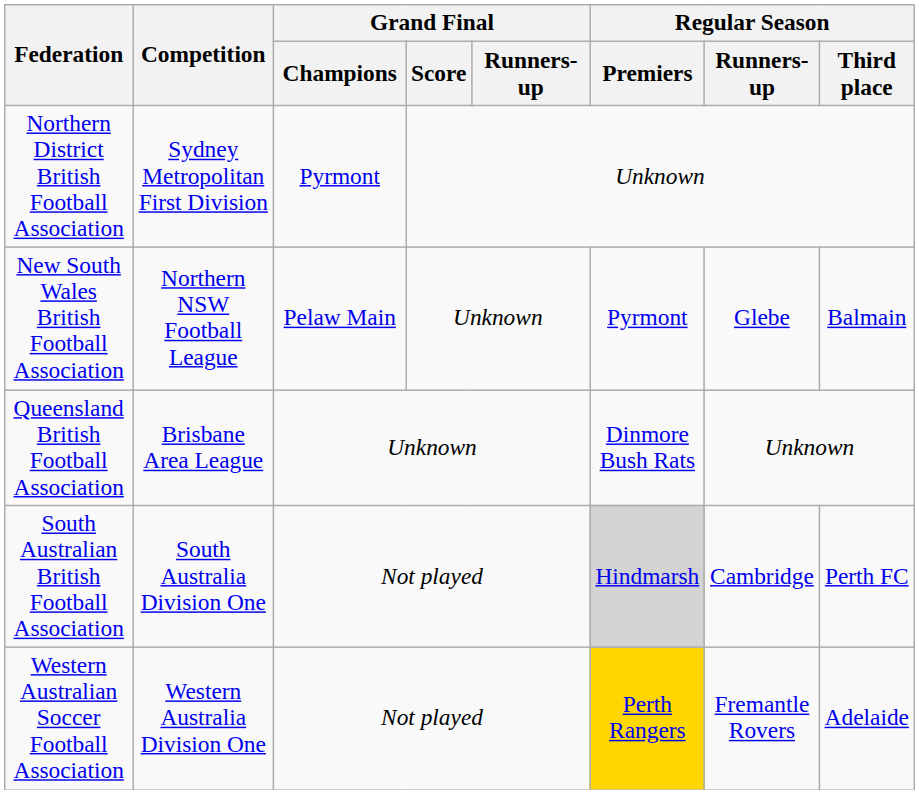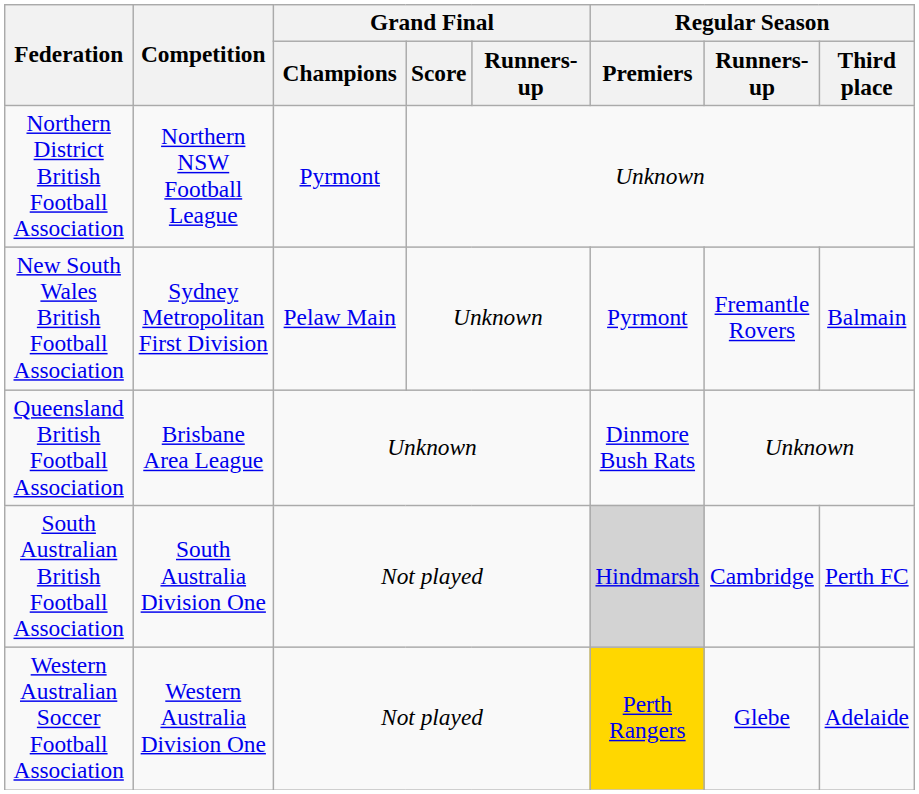(203, 175) Sydney Metropolitan First Division -> (203, 175) Northern NSW Football League
(203, 318) Northern NSW Football League -> (203, 318) Sydney Metropolitan First Division
(762, 318) Glebe -> (762, 318) Fremantle Rovers
(762, 718) Fremantle Rovers -> (762, 718) Glebe
